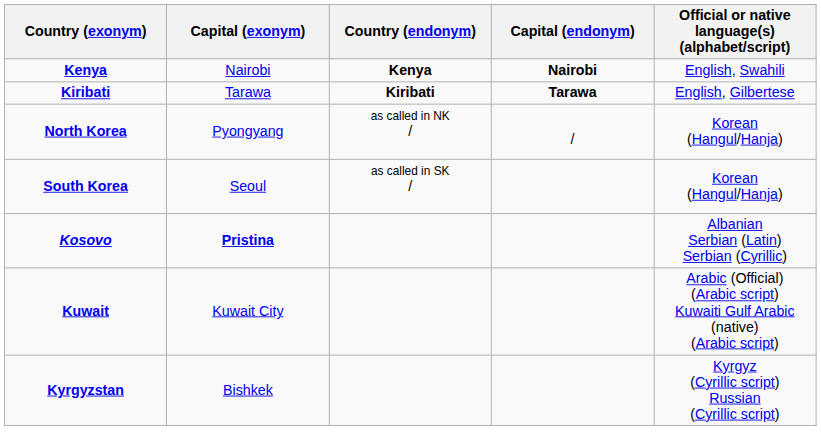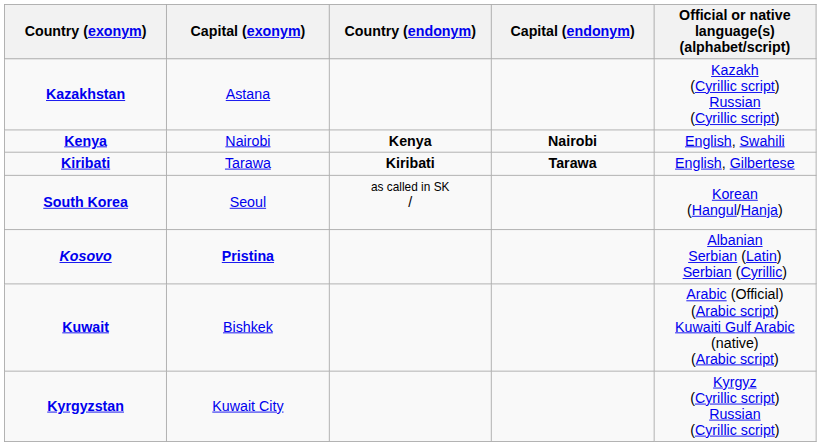+ row: (86, 94)
- row: (86, 131)
(248, 311) Kuwait City -> (248, 327) Bishkek
(248, 390) Bishkek -> (248, 406) Kuwait City
